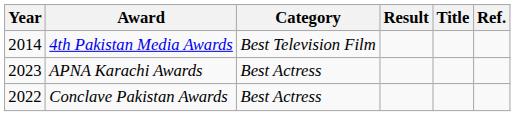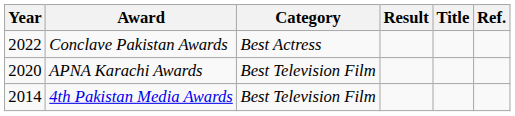rows swapped: (141, 44) <-> (139, 96)
(25, 70) 2023 -> (25, 70) 2020
(281, 70) Best Actress -> (308, 70) Best Television Film
